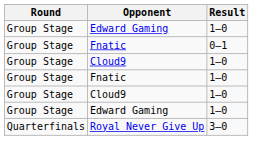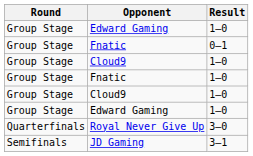+ row: (117, 143)
